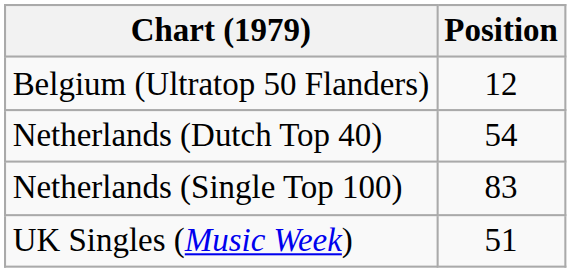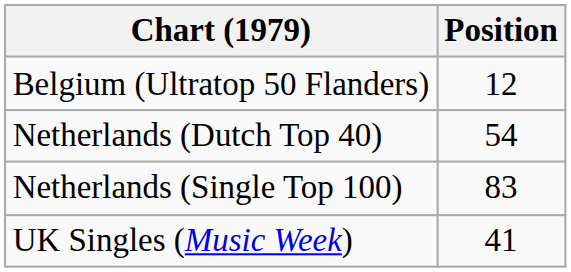(501, 239) 51 -> (501, 239) 41
